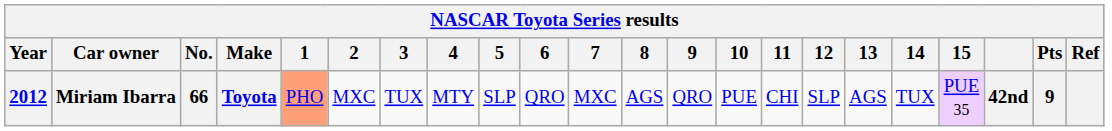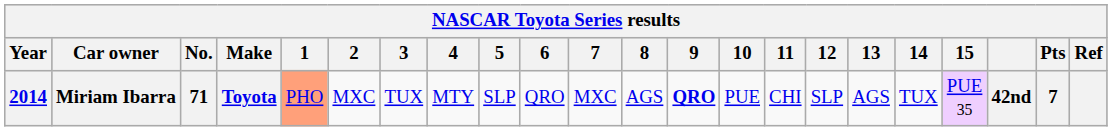(28, 97) 2012 -> (28, 97) 2014
(199, 97) 66 -> (199, 97) 71
(692, 97) normal -> (694, 97) bold
(1050, 97) 9 -> (1053, 97) 7
